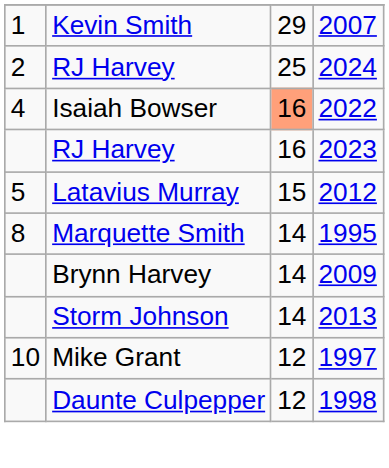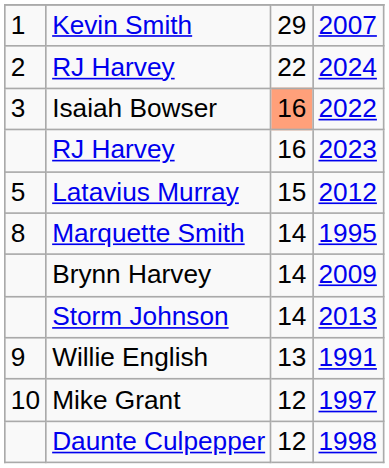(292, 66) 25 -> (292, 66) 22
(18, 108) 4 -> (18, 108) 3
+ row: (130, 358)
